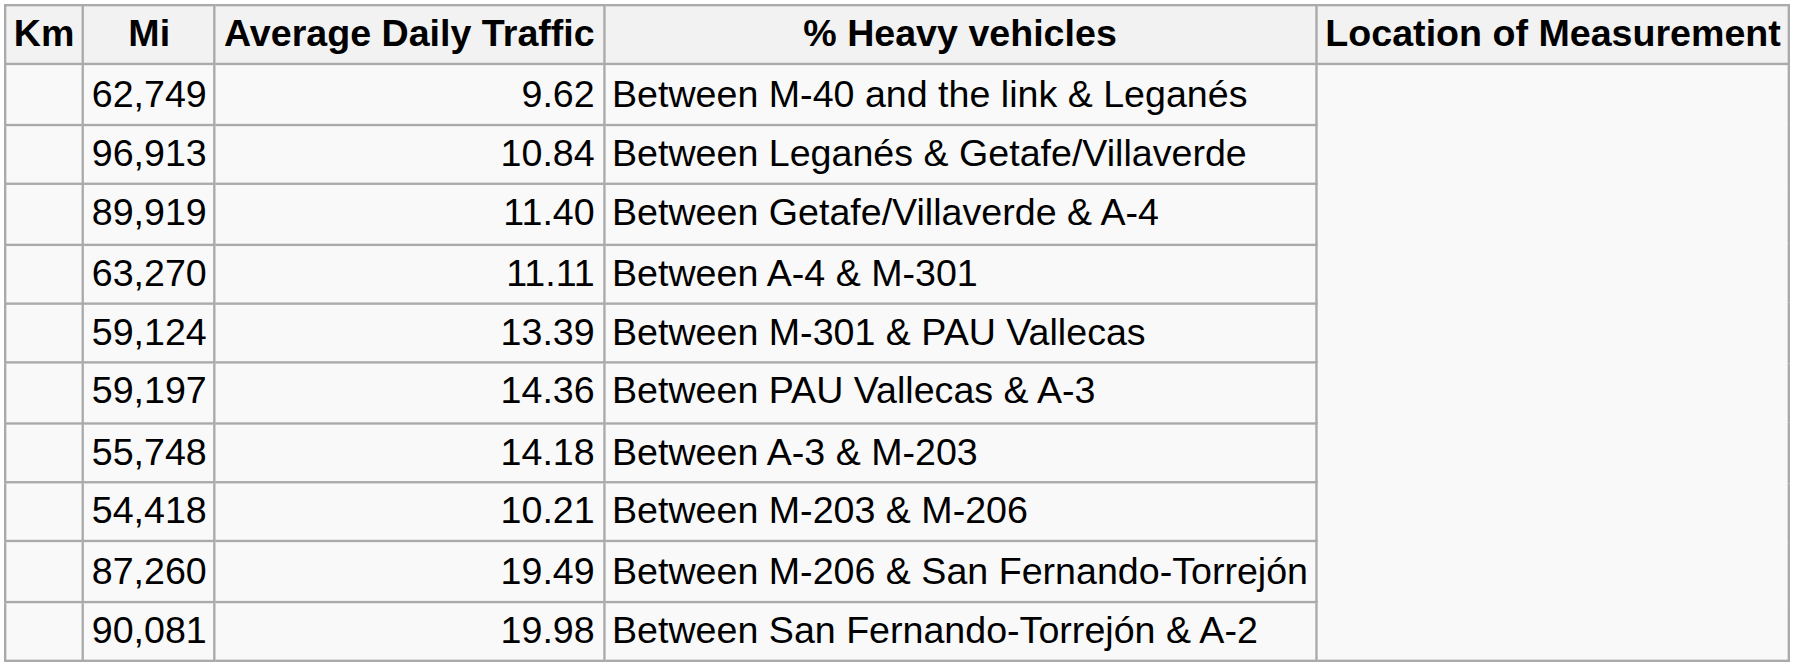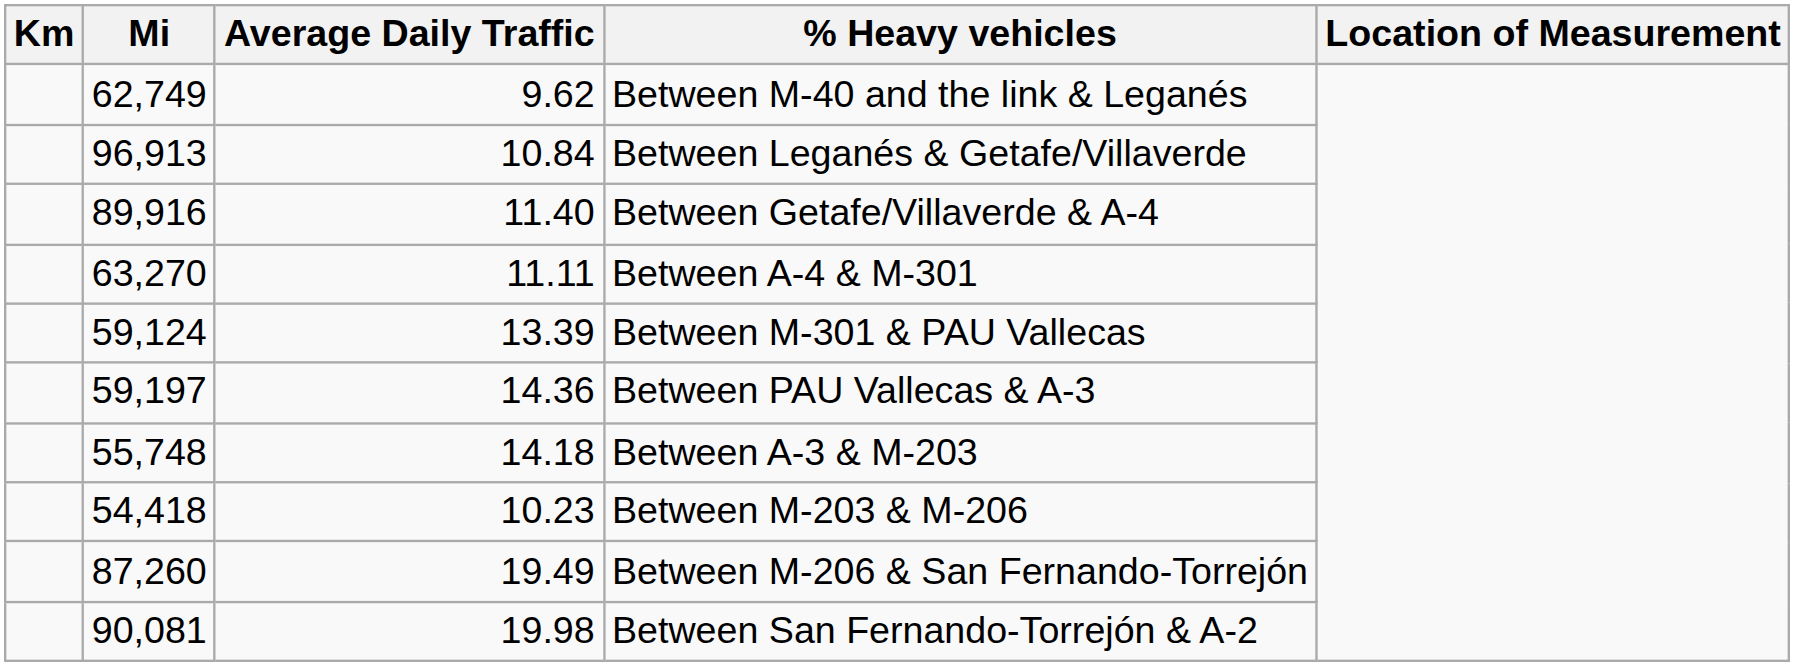(149, 213) 89,919 -> (149, 213) 89,916
(548, 511) 10.21 -> (548, 511) 10.23
